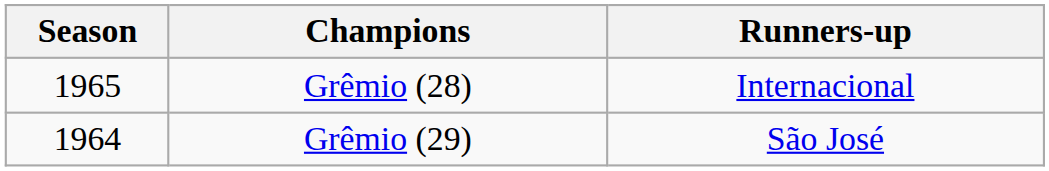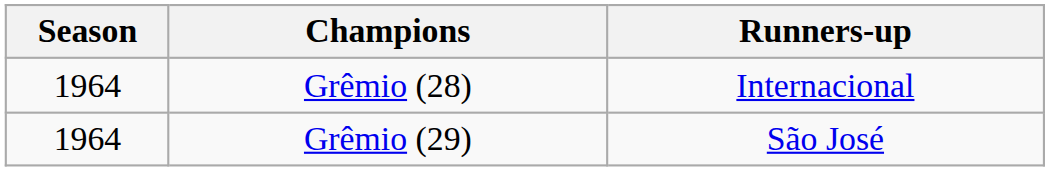(87, 84) 1965 -> (87, 84) 1964
